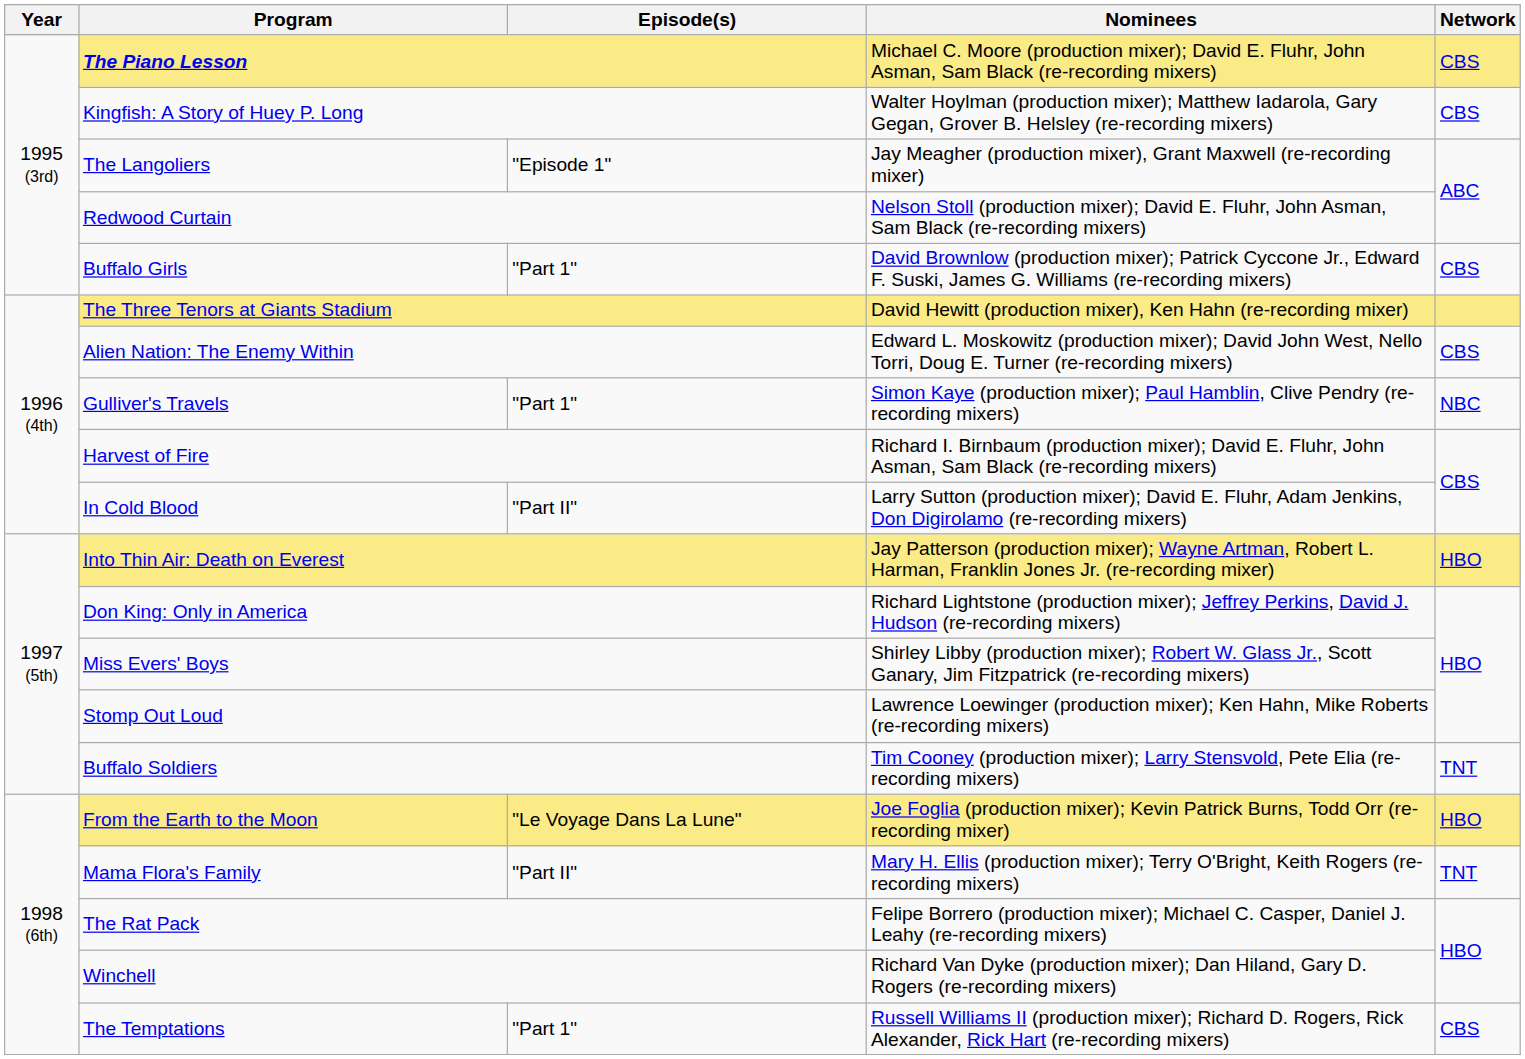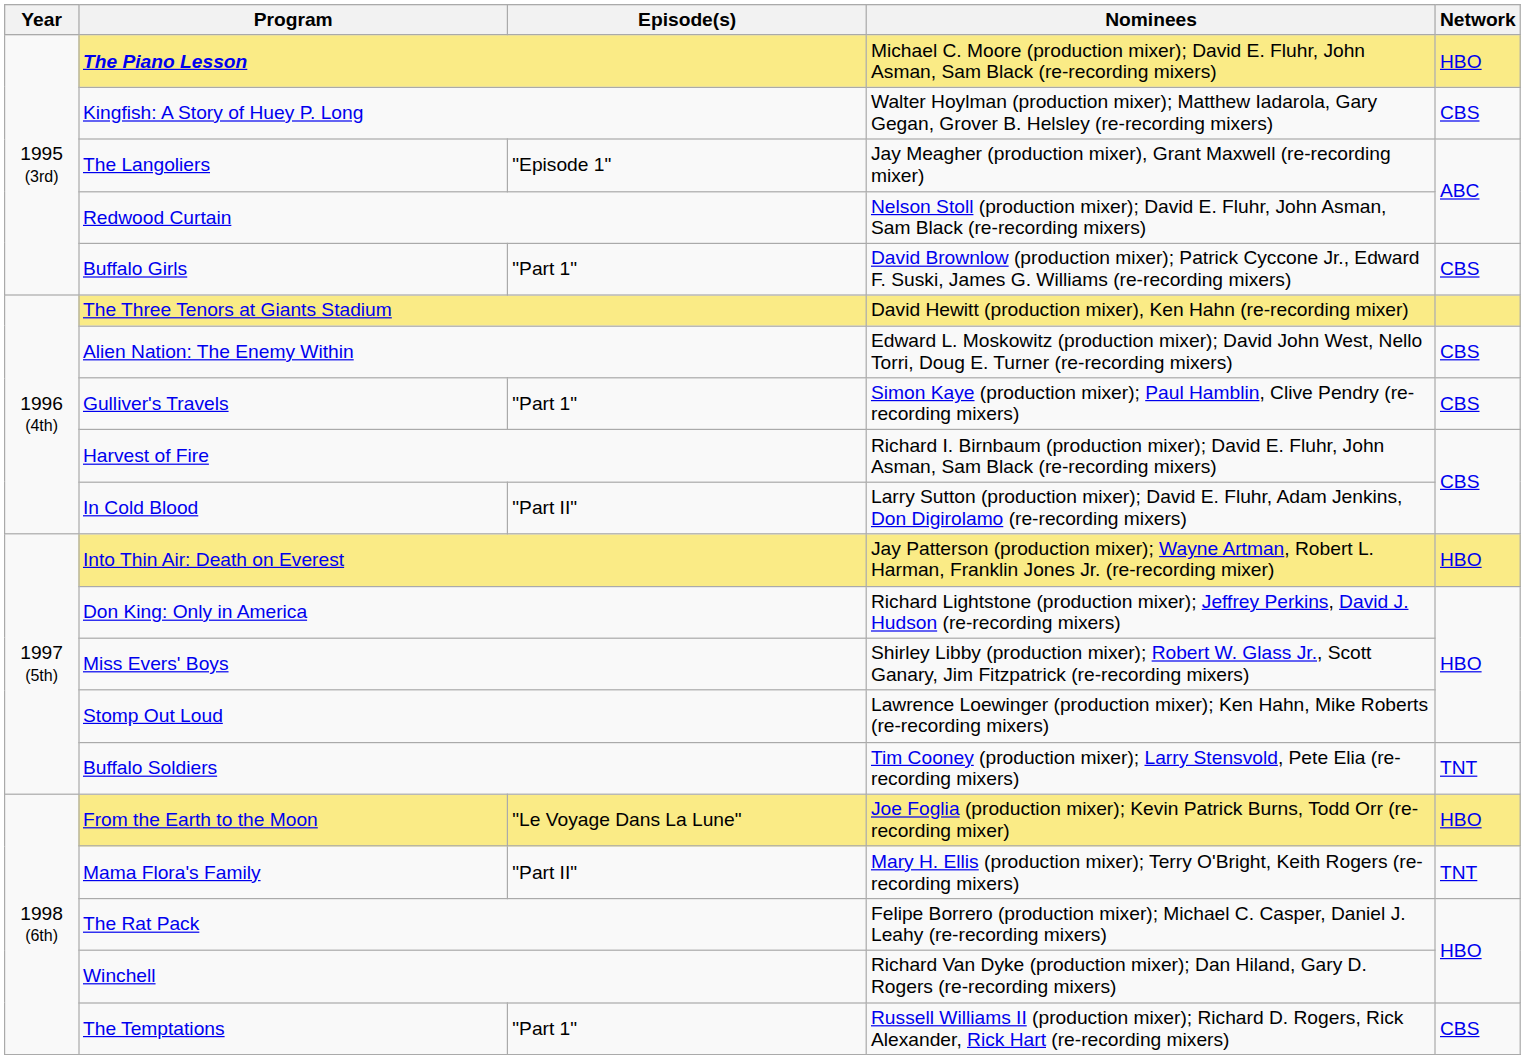(1460, 60) CBS -> (1461, 60) HBO
(1460, 403) NBC -> (1460, 403) CBS
